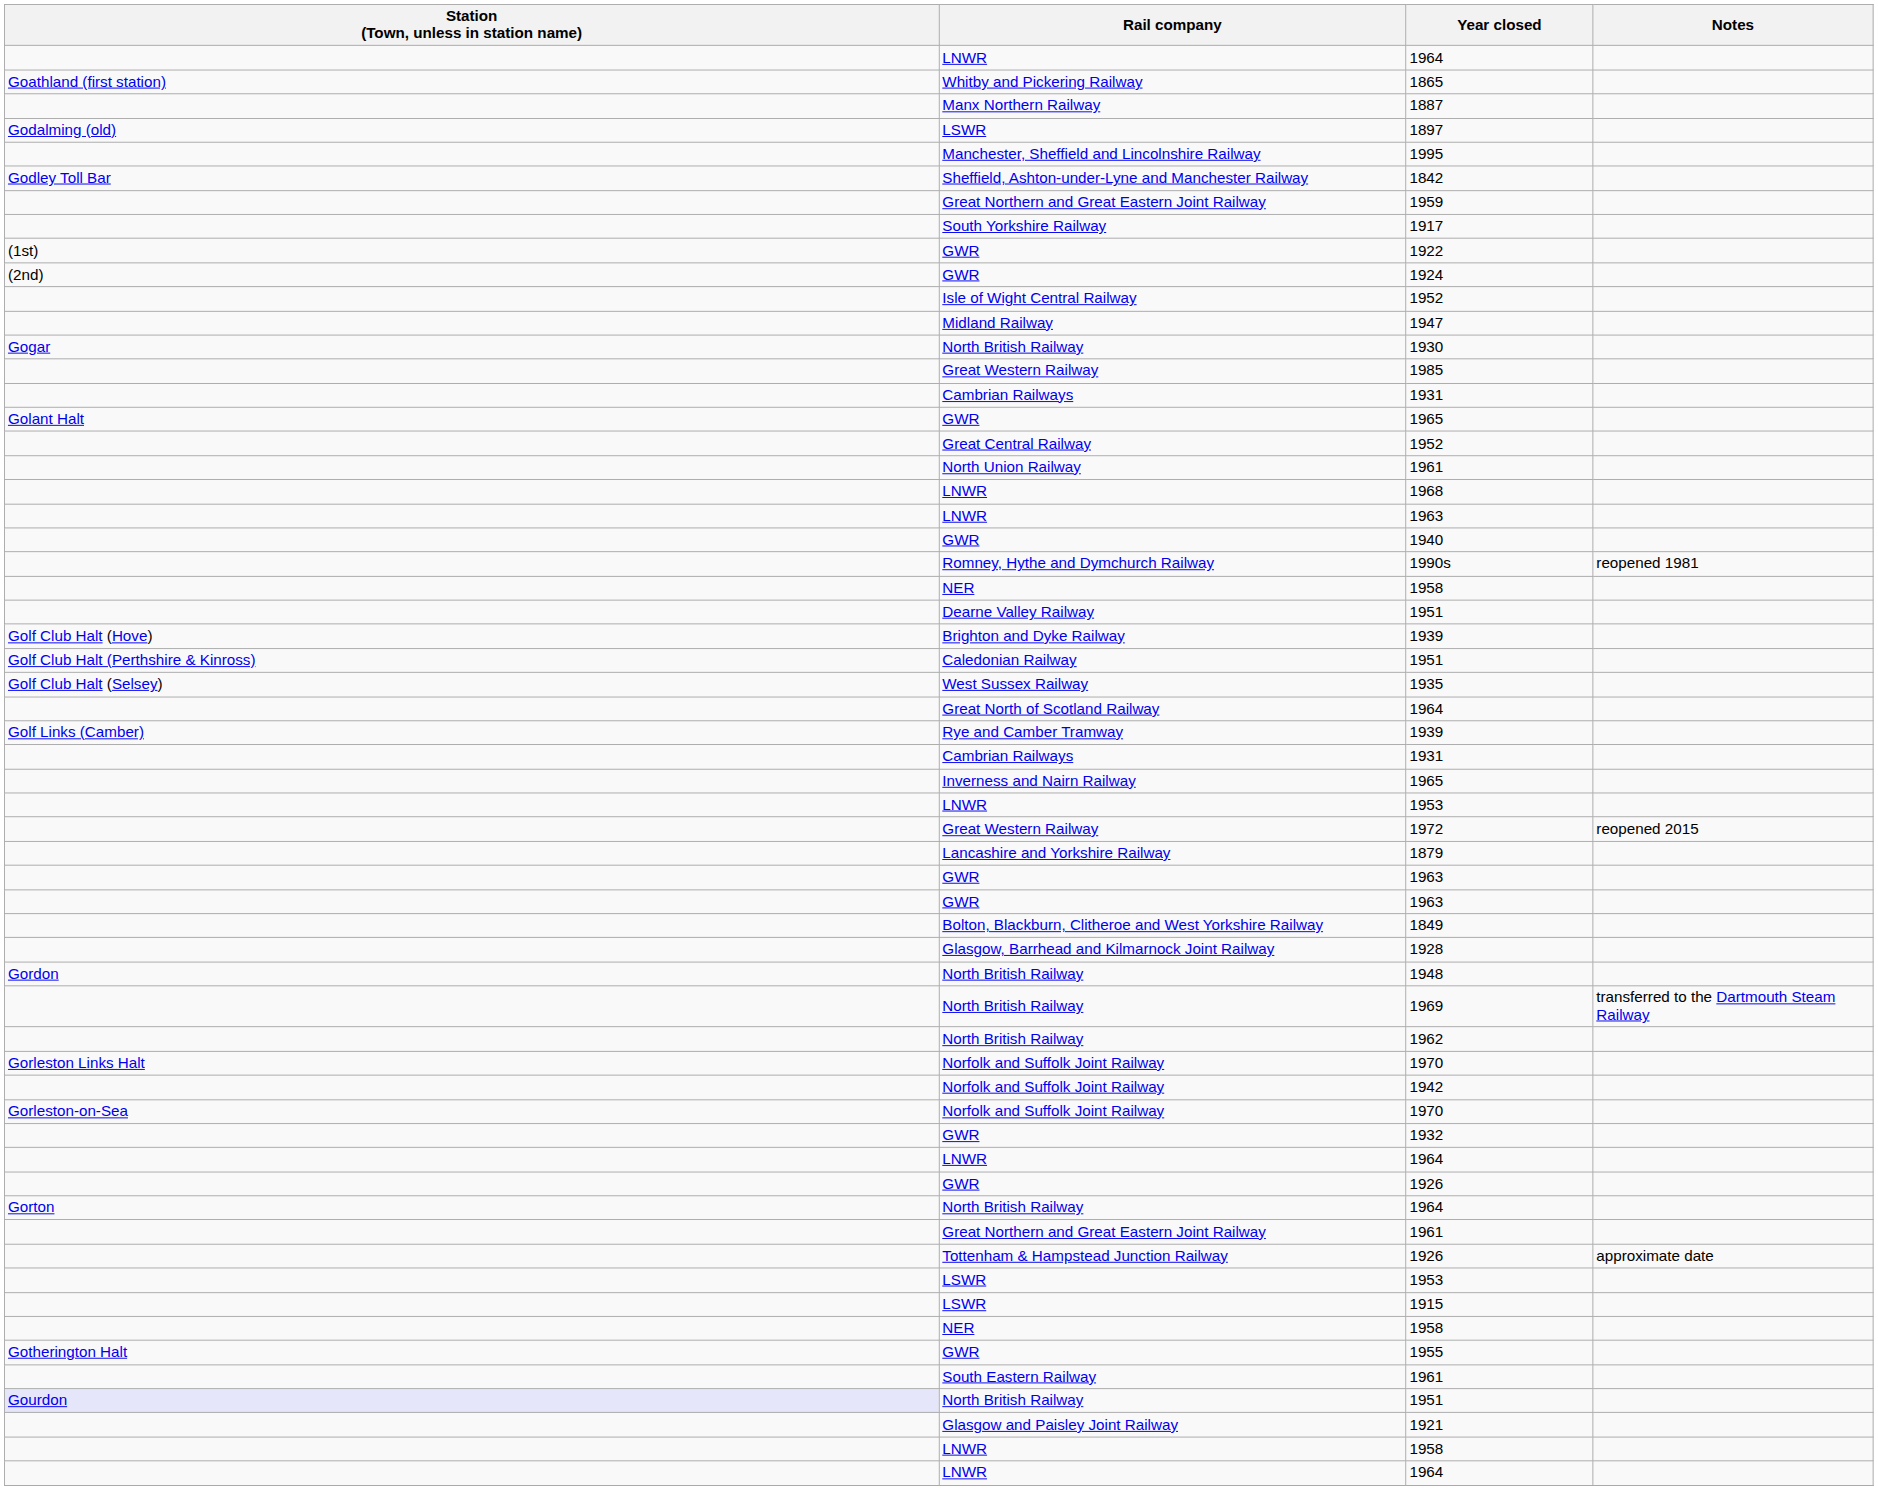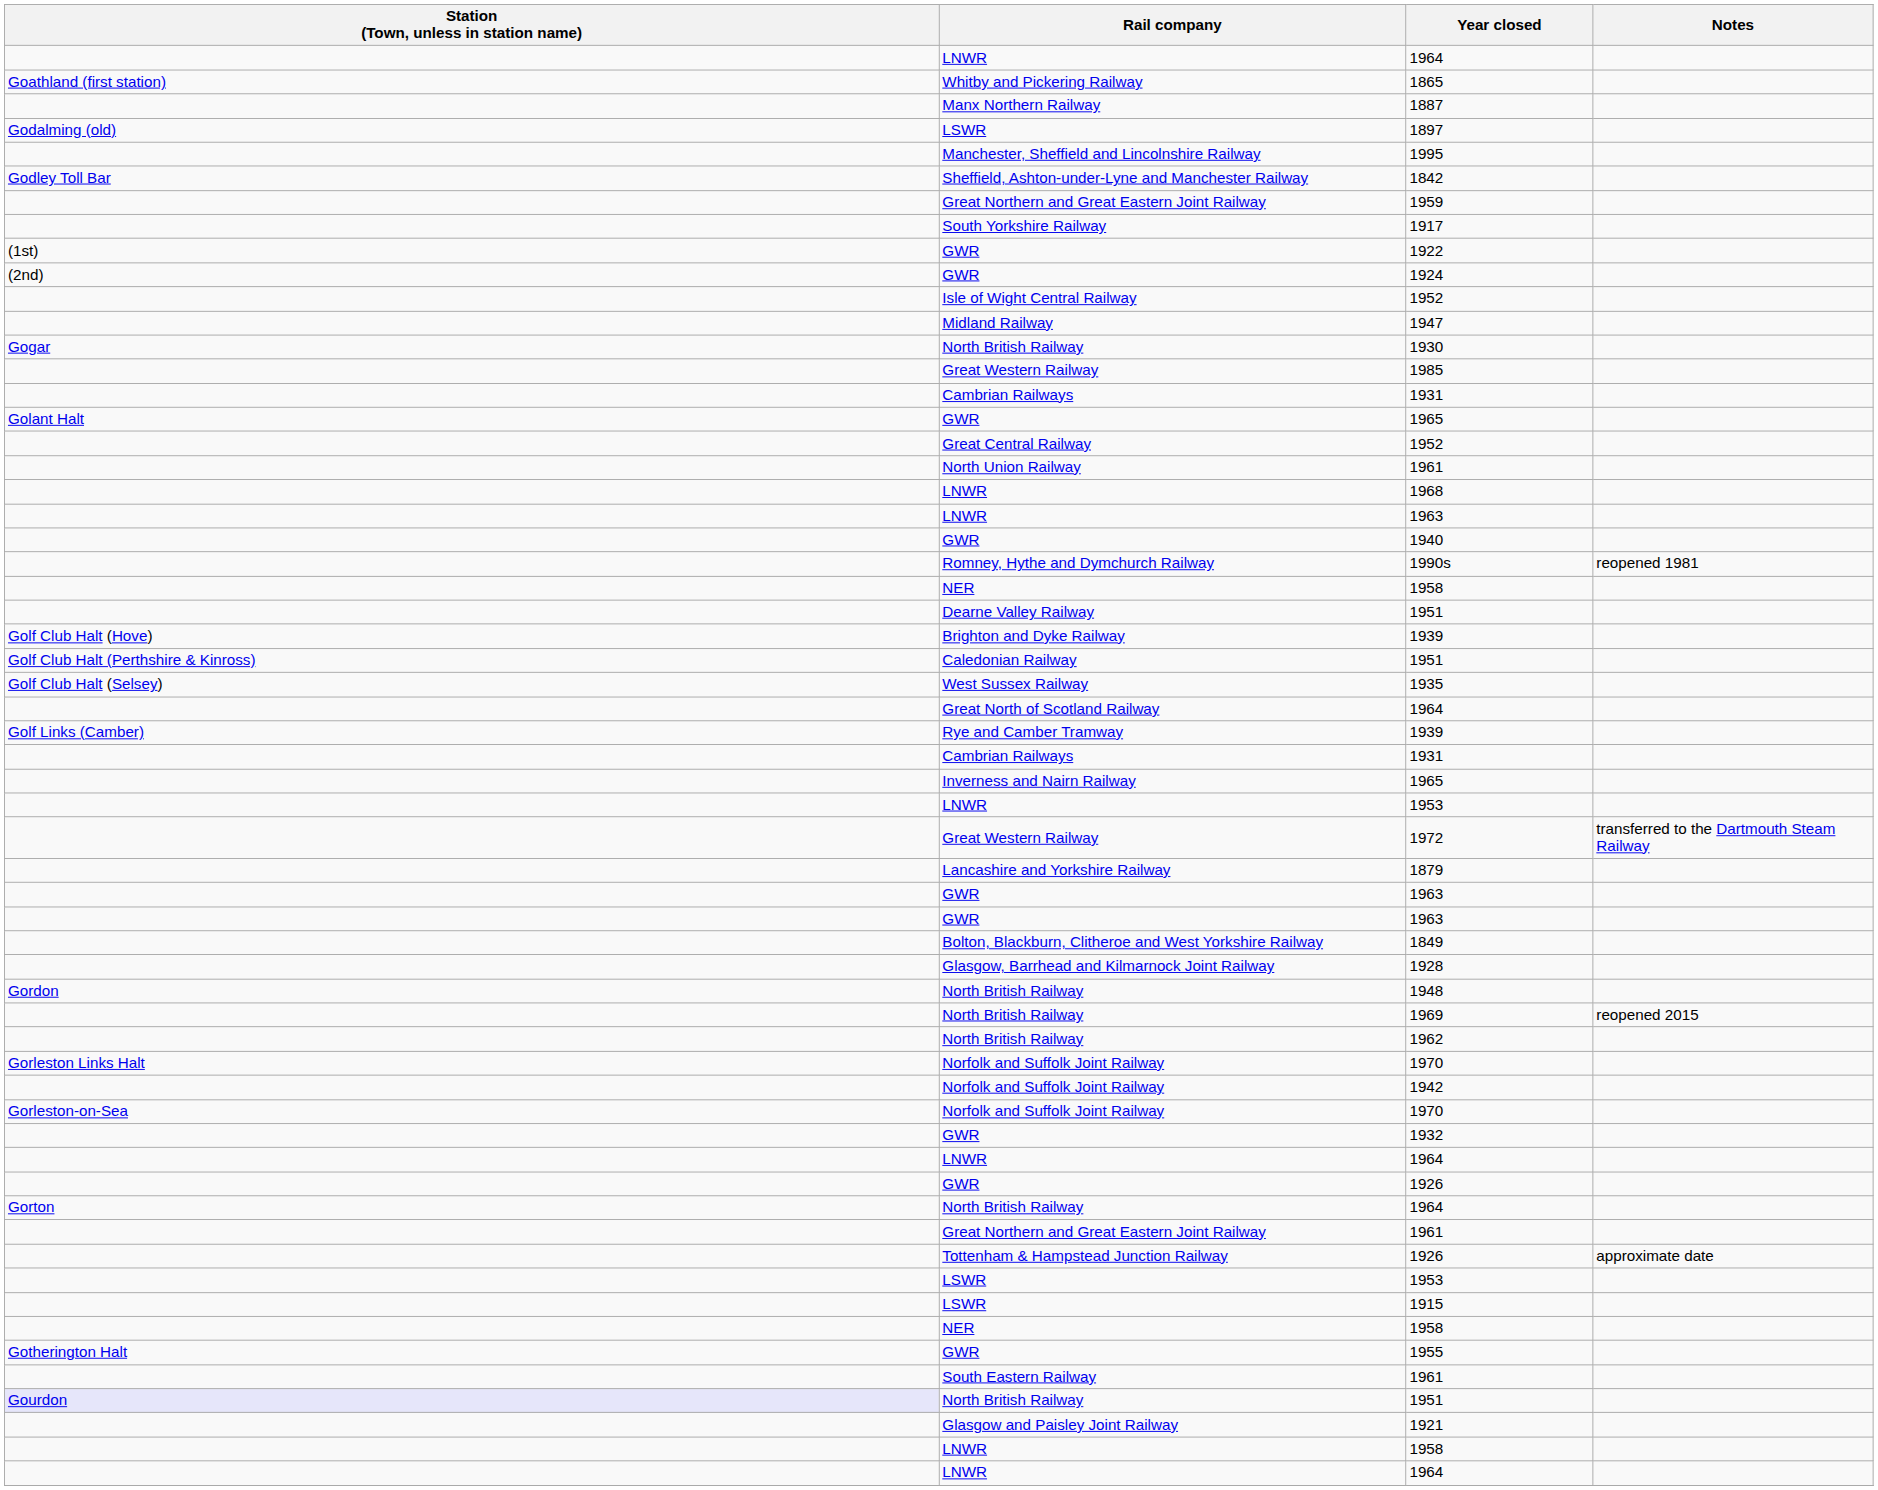(1647, 829) reopened 2015 -> (1716, 837) transferred to the Dartmouth Steam Railway
(1716, 1006) transferred to the Dartmouth Steam Railway -> (1647, 1015) reopened 2015
